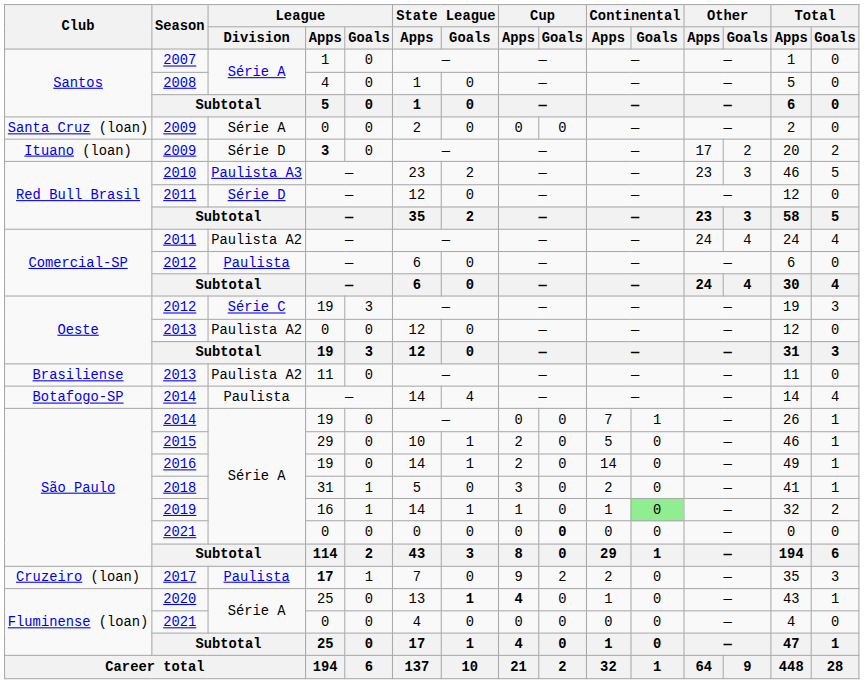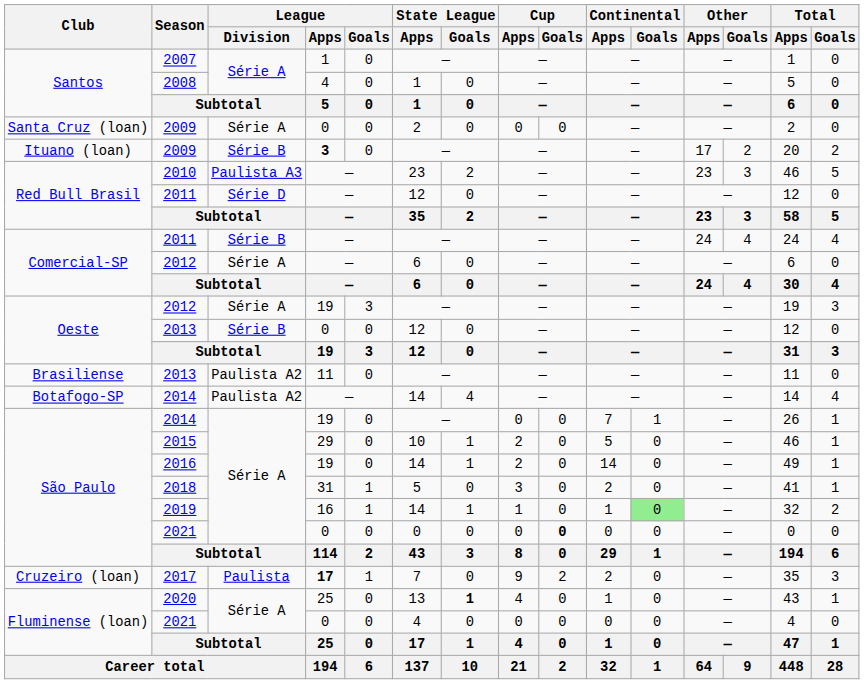(257, 151) Série D -> (257, 151) Série B
(257, 240) Paulista A2 -> (257, 240) Série B
(257, 263) Paulista -> (257, 263) Série A
(257, 308) Série C -> (257, 308) Série A
(257, 330) Paulista A2 -> (257, 330) Série B
(257, 398) Paulista -> (257, 398) Paulista A2
(519, 600) bold -> (519, 600) normal
